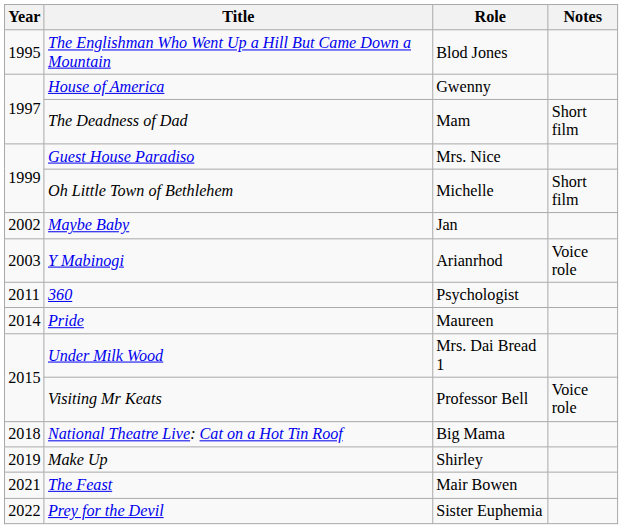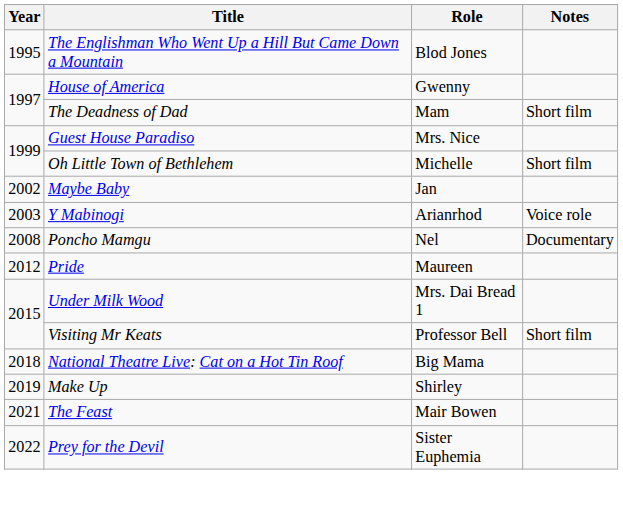+ row: (99, 240)
- row: (60, 295)
(24, 320) 2014 -> (24, 266) 2012
(570, 399) Voice role -> (559, 335) Short film
